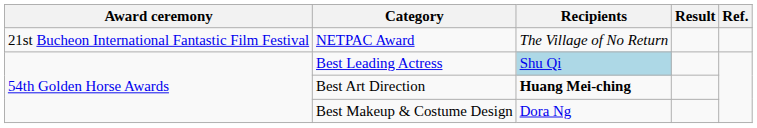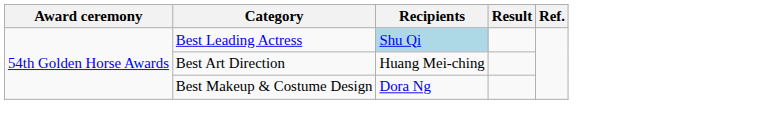- row: (365, 39)
(575, 87) bold -> (432, 63) normal
